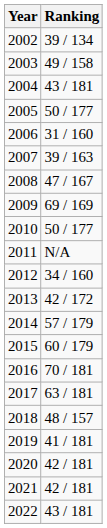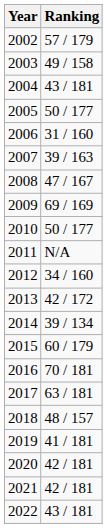(69, 39) 39 / 134 -> (69, 39) 57 / 179
(69, 323) 57 / 179 -> (69, 323) 39 / 134
